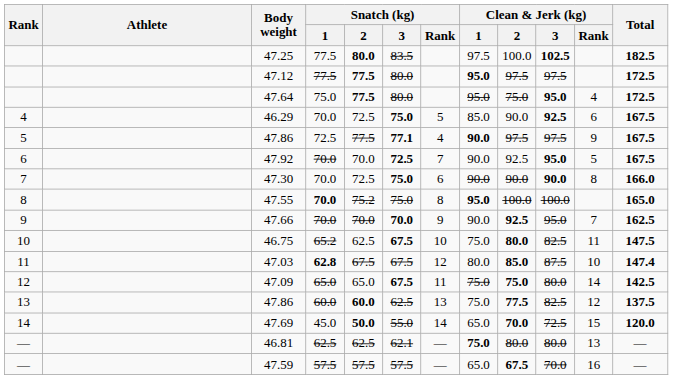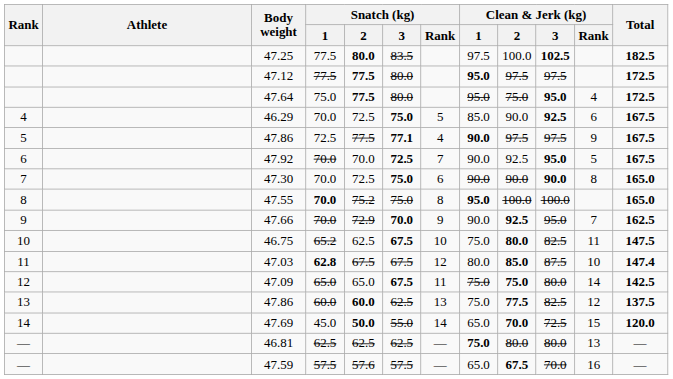(640, 179) 166.0 -> (640, 179) 165.0
(363, 220) 70.0 -> (363, 220) 72.9
(402, 343) 62.1 -> (402, 343) 62.5
(363, 364) 57.5 -> (363, 364) 57.6
